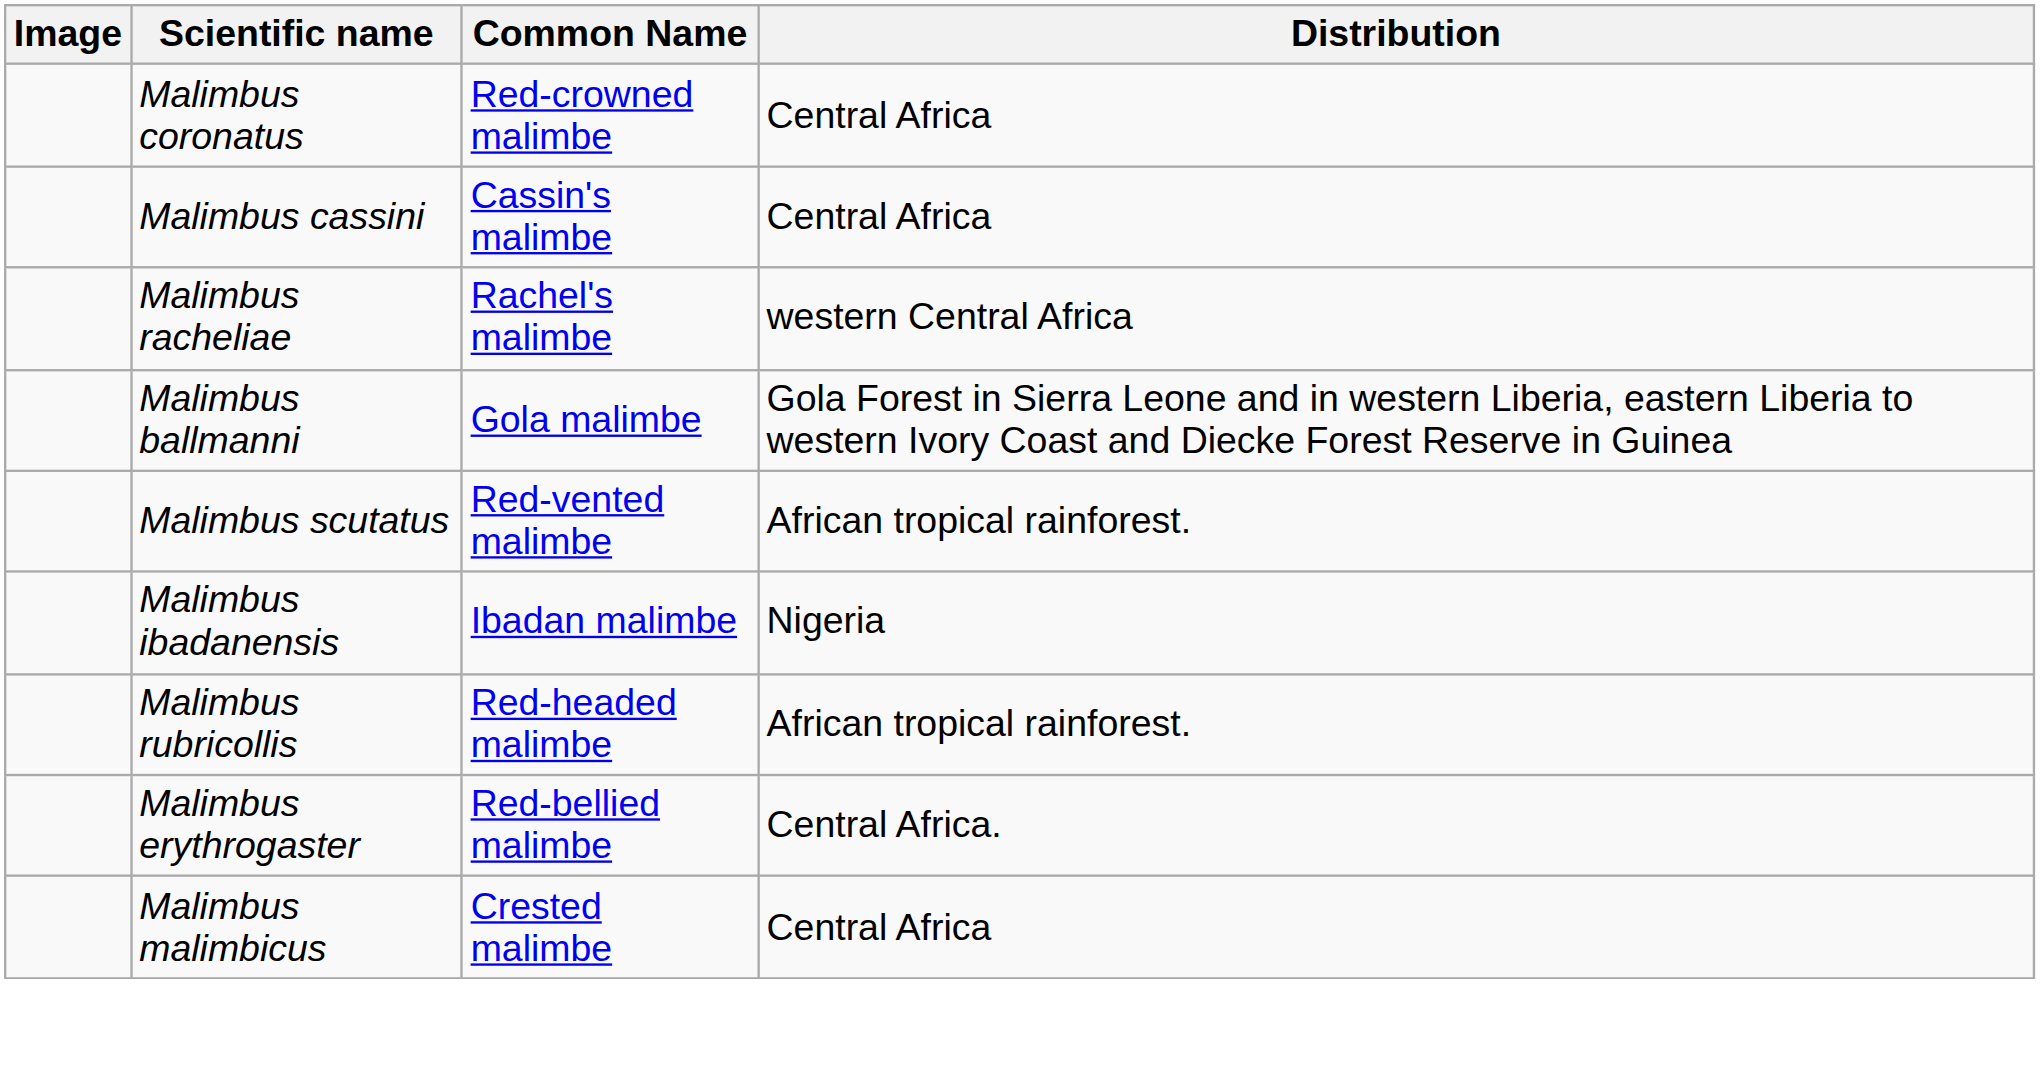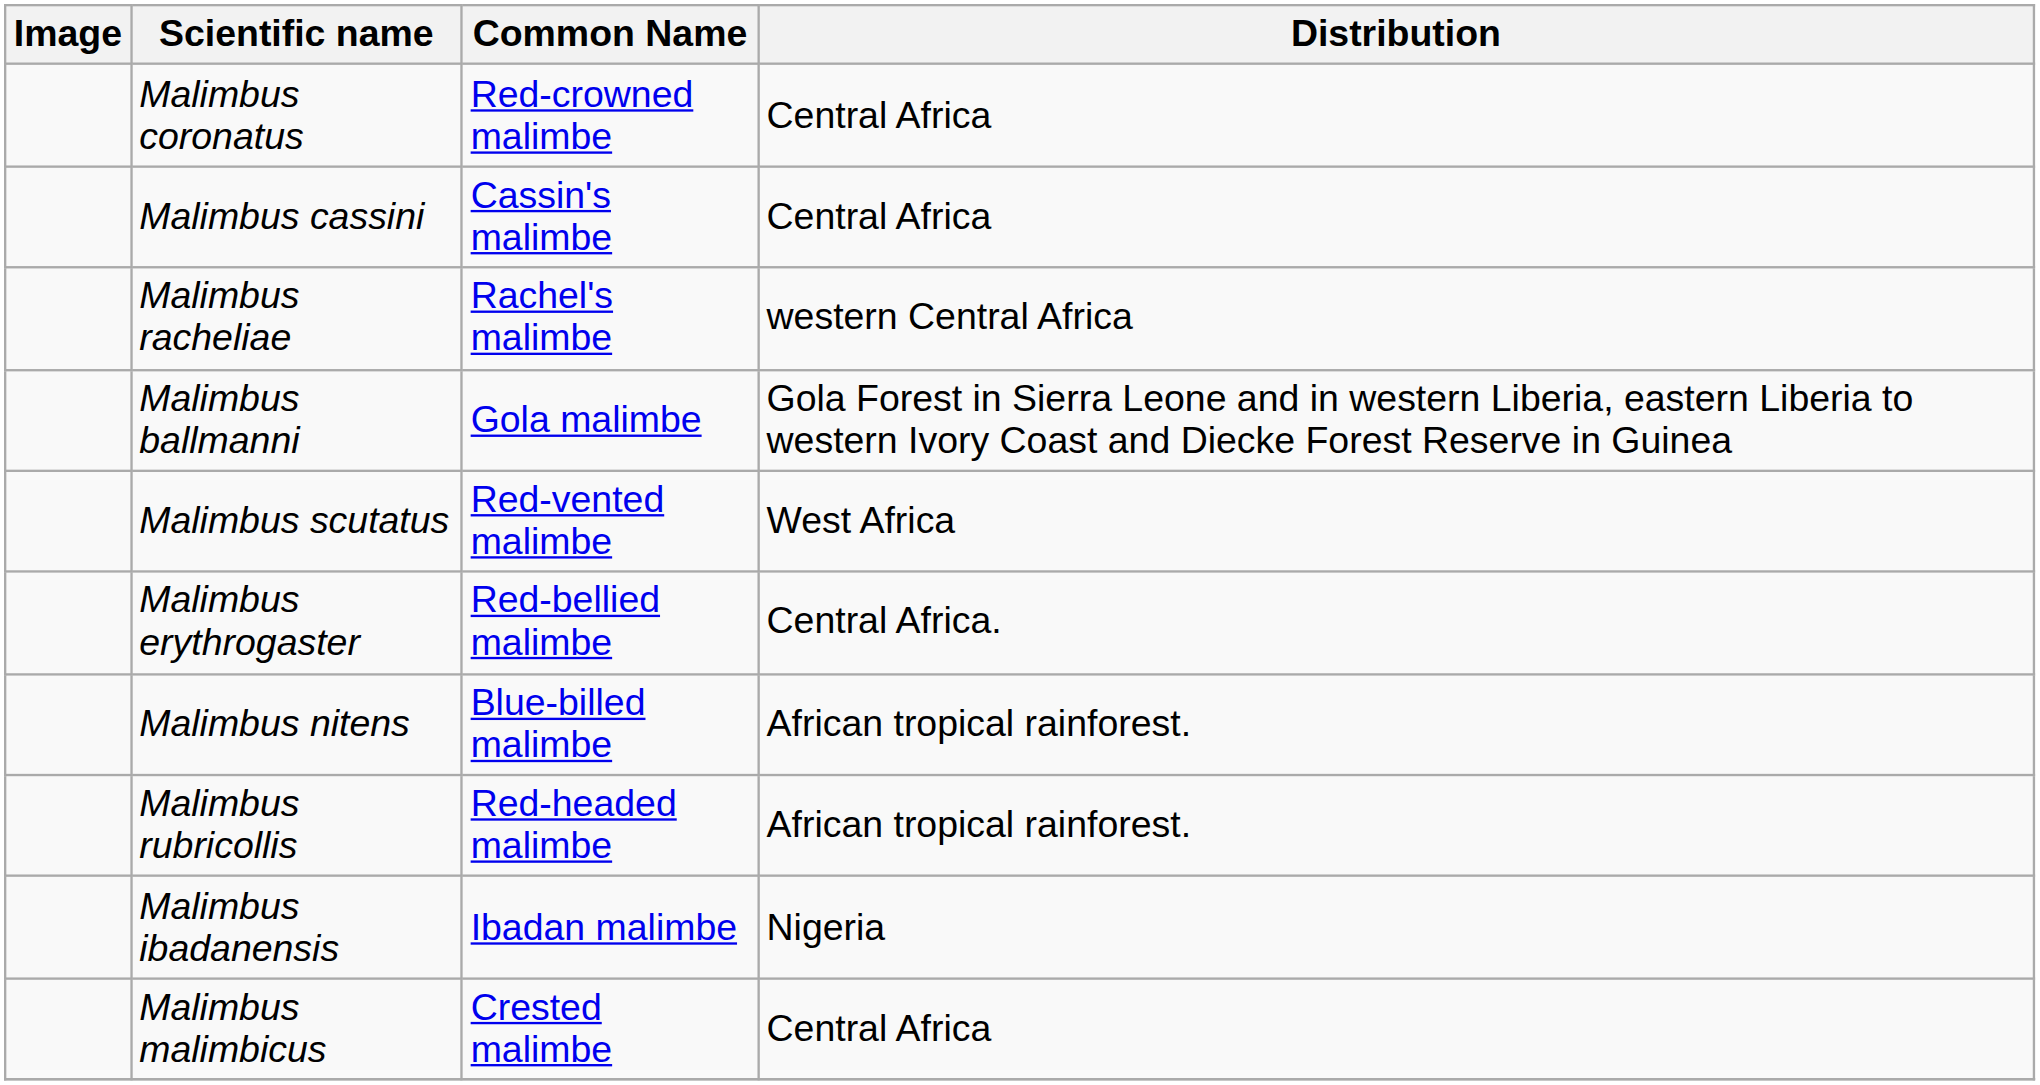(979, 520) African tropical rainforest. -> (861, 520) West Africa
rows swapped: (239, 622) <-> (250, 825)
+ row: (275, 723)
